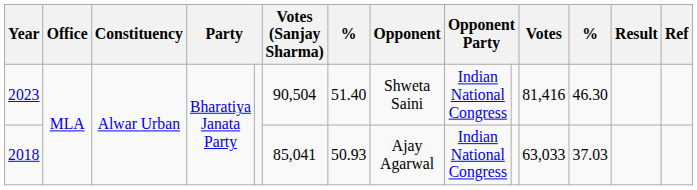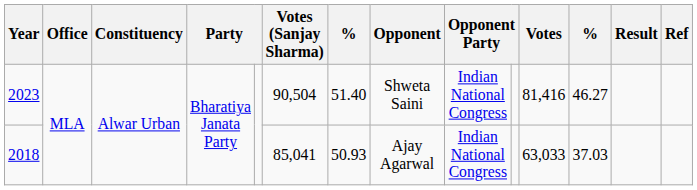(590, 94) 46.30 -> (590, 94) 46.27
